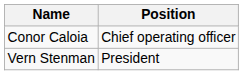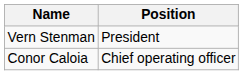rows swapped: (48, 37) <-> (51, 59)
